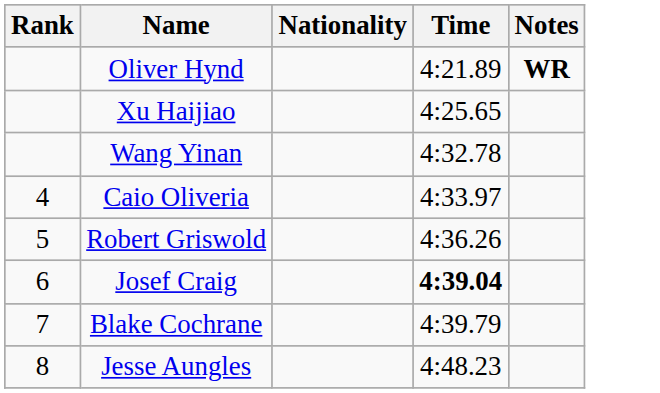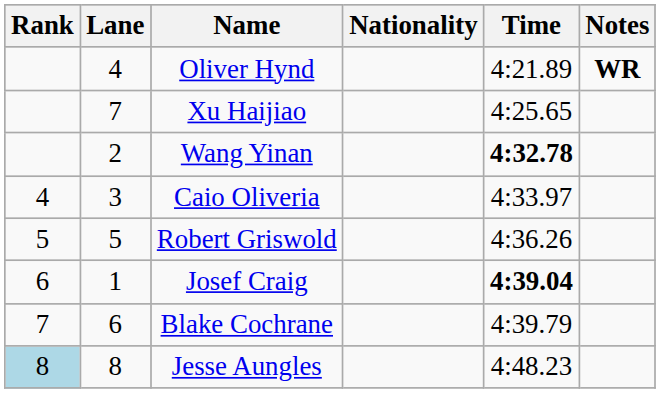+ column: (115, 25)
(461, 153) normal -> (531, 153) bold
(42, 366) no background -> (42, 366) lightblue background
